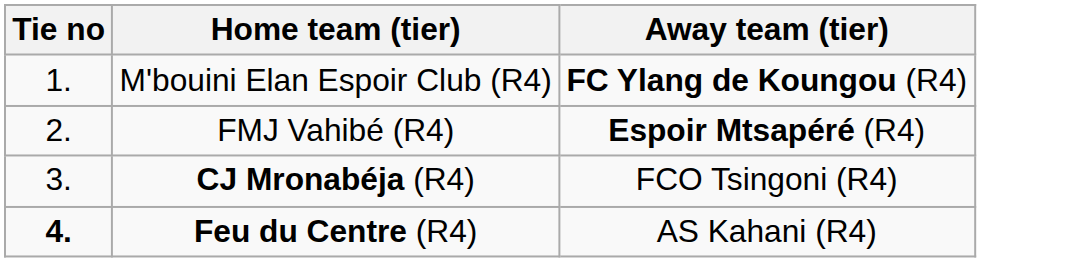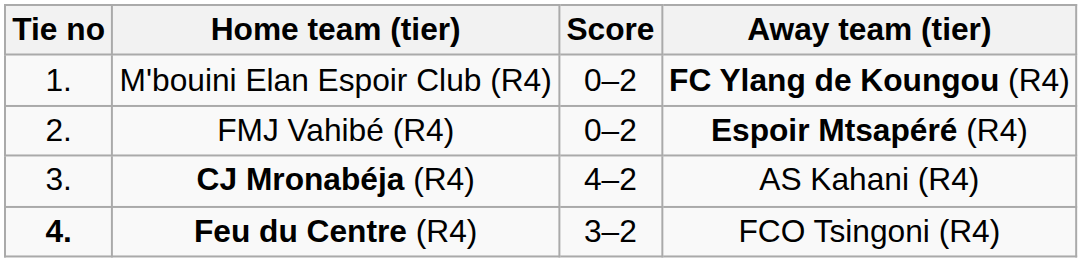+ column: (610, 29)
(767, 180) FCO Tsingoni (R4) -> (869, 180) AS Kahani (R4)
(767, 230) AS Kahani (R4) -> (869, 230) FCO Tsingoni (R4)
